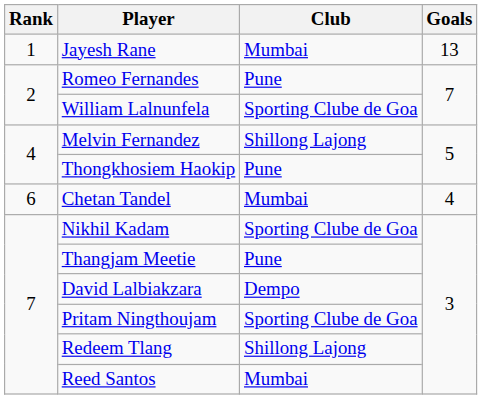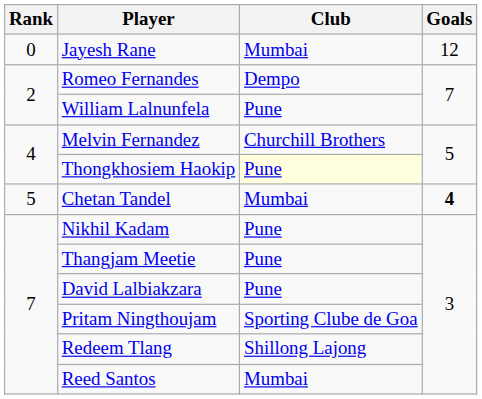(31, 49) 1 -> (31, 49) 0
(449, 49) 13 -> (449, 49) 12
(263, 79) Pune -> (272, 79) Dempo
(331, 109) Sporting Clube de Goa -> (263, 109) Pune
(305, 139) Shillong Lajong -> (315, 139) Churchill Brothers
(263, 169) no background -> (263, 169) lightyellow background
(31, 199) 6 -> (31, 199) 5
(449, 199) normal -> (449, 199) bold
(331, 229) Sporting Clube de Goa -> (263, 229) Pune
(272, 288) Dempo -> (263, 288) Pune
